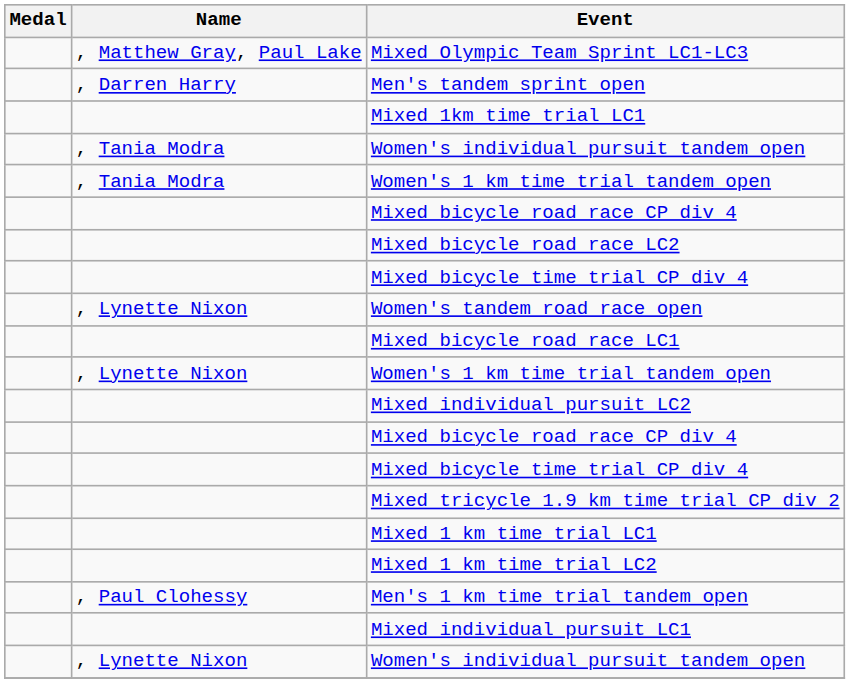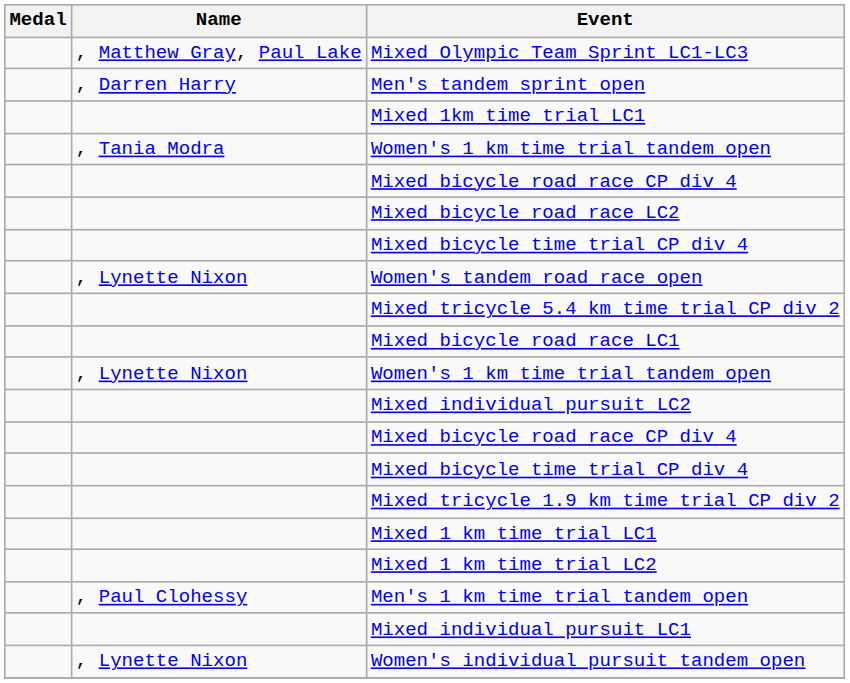- row: (150, 149)
+ row: (219, 309)
